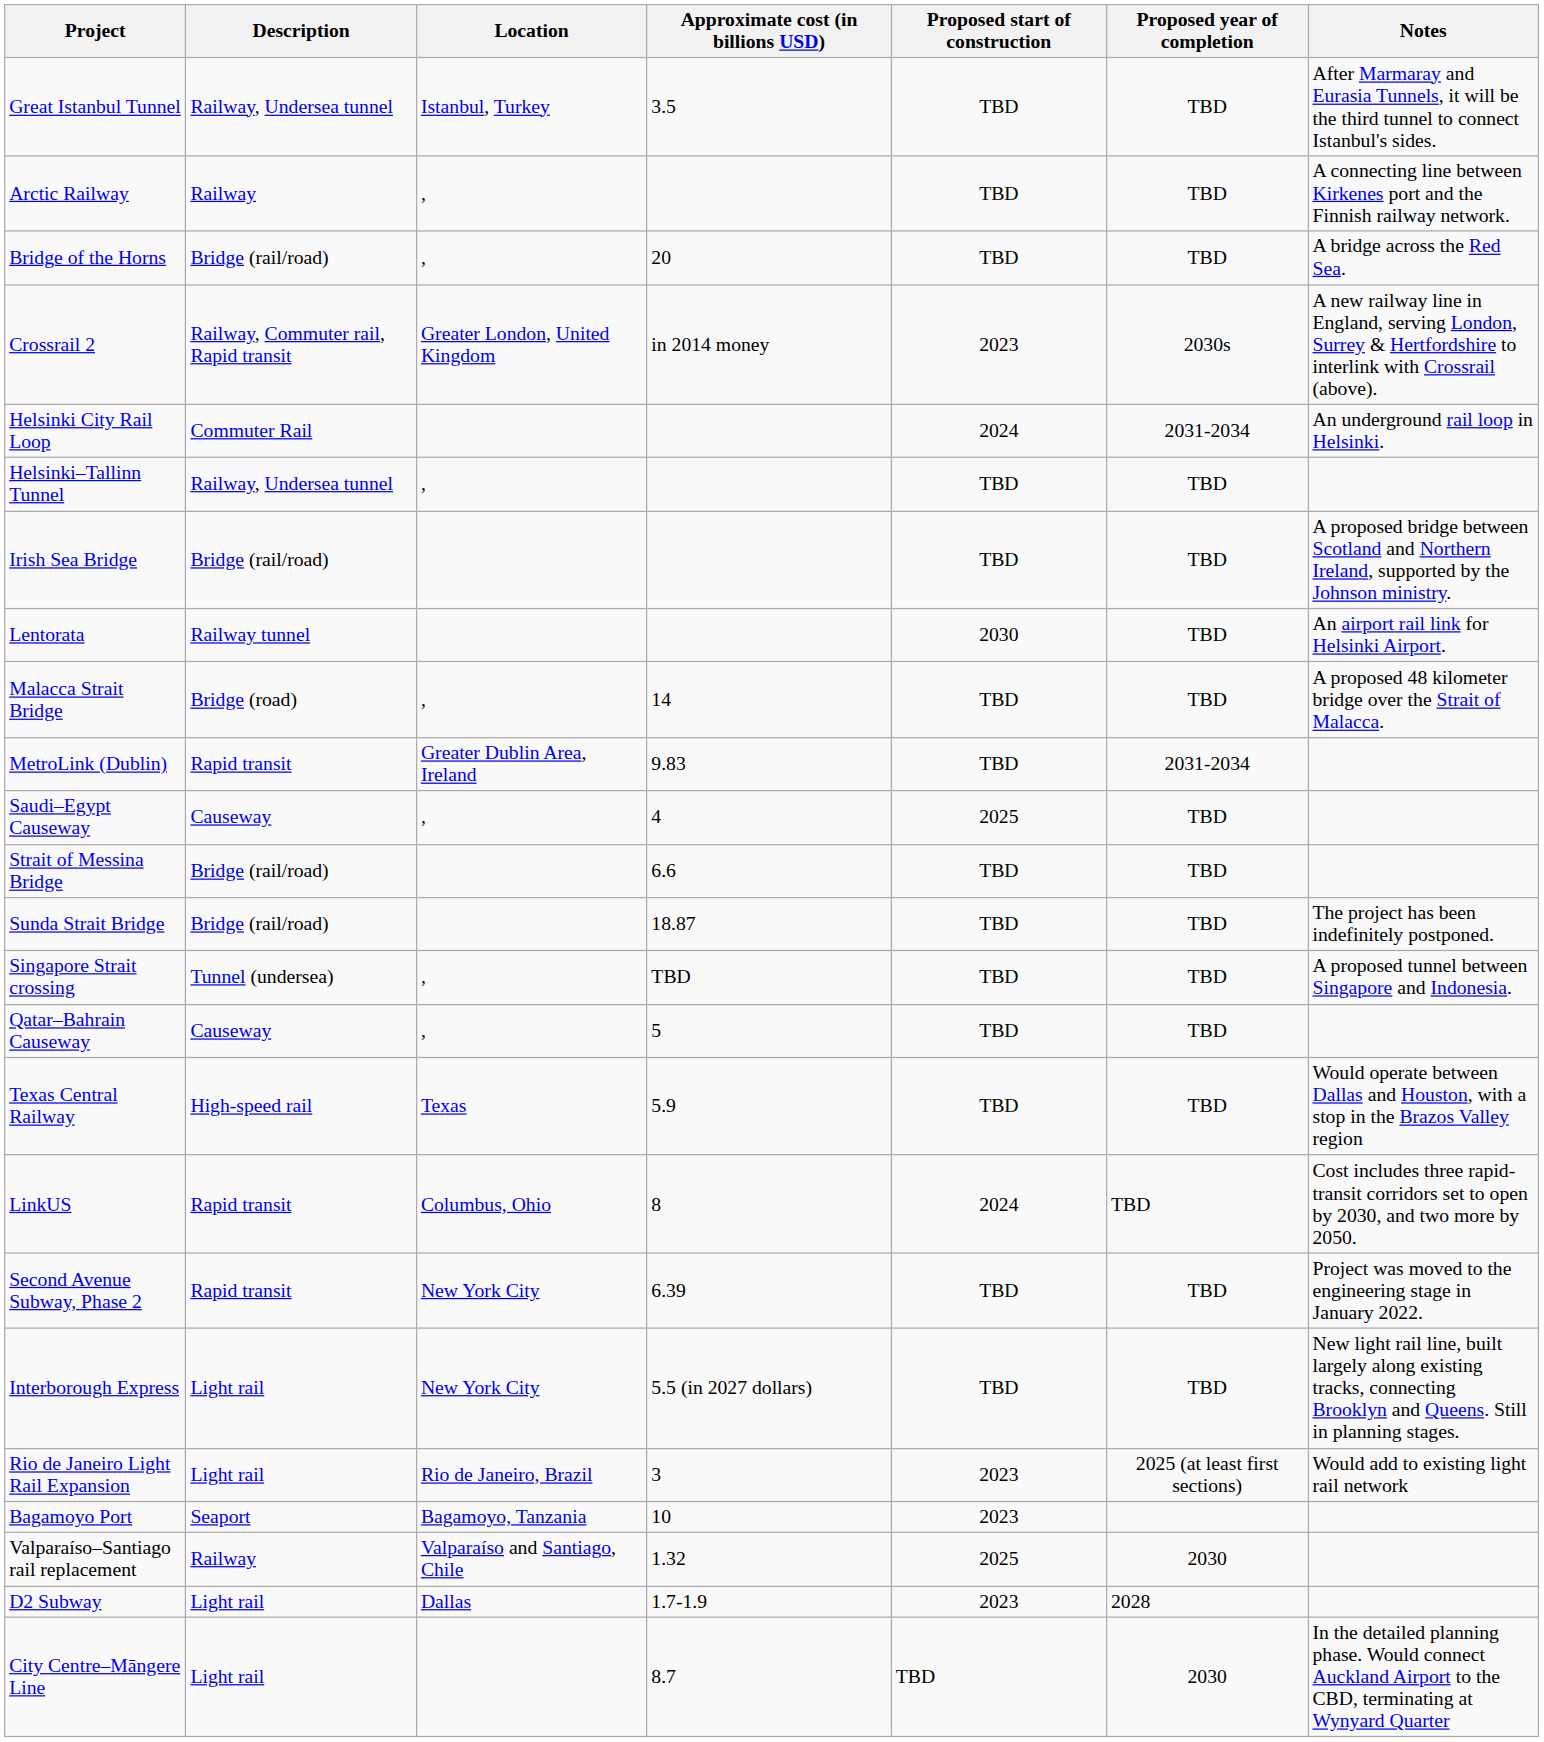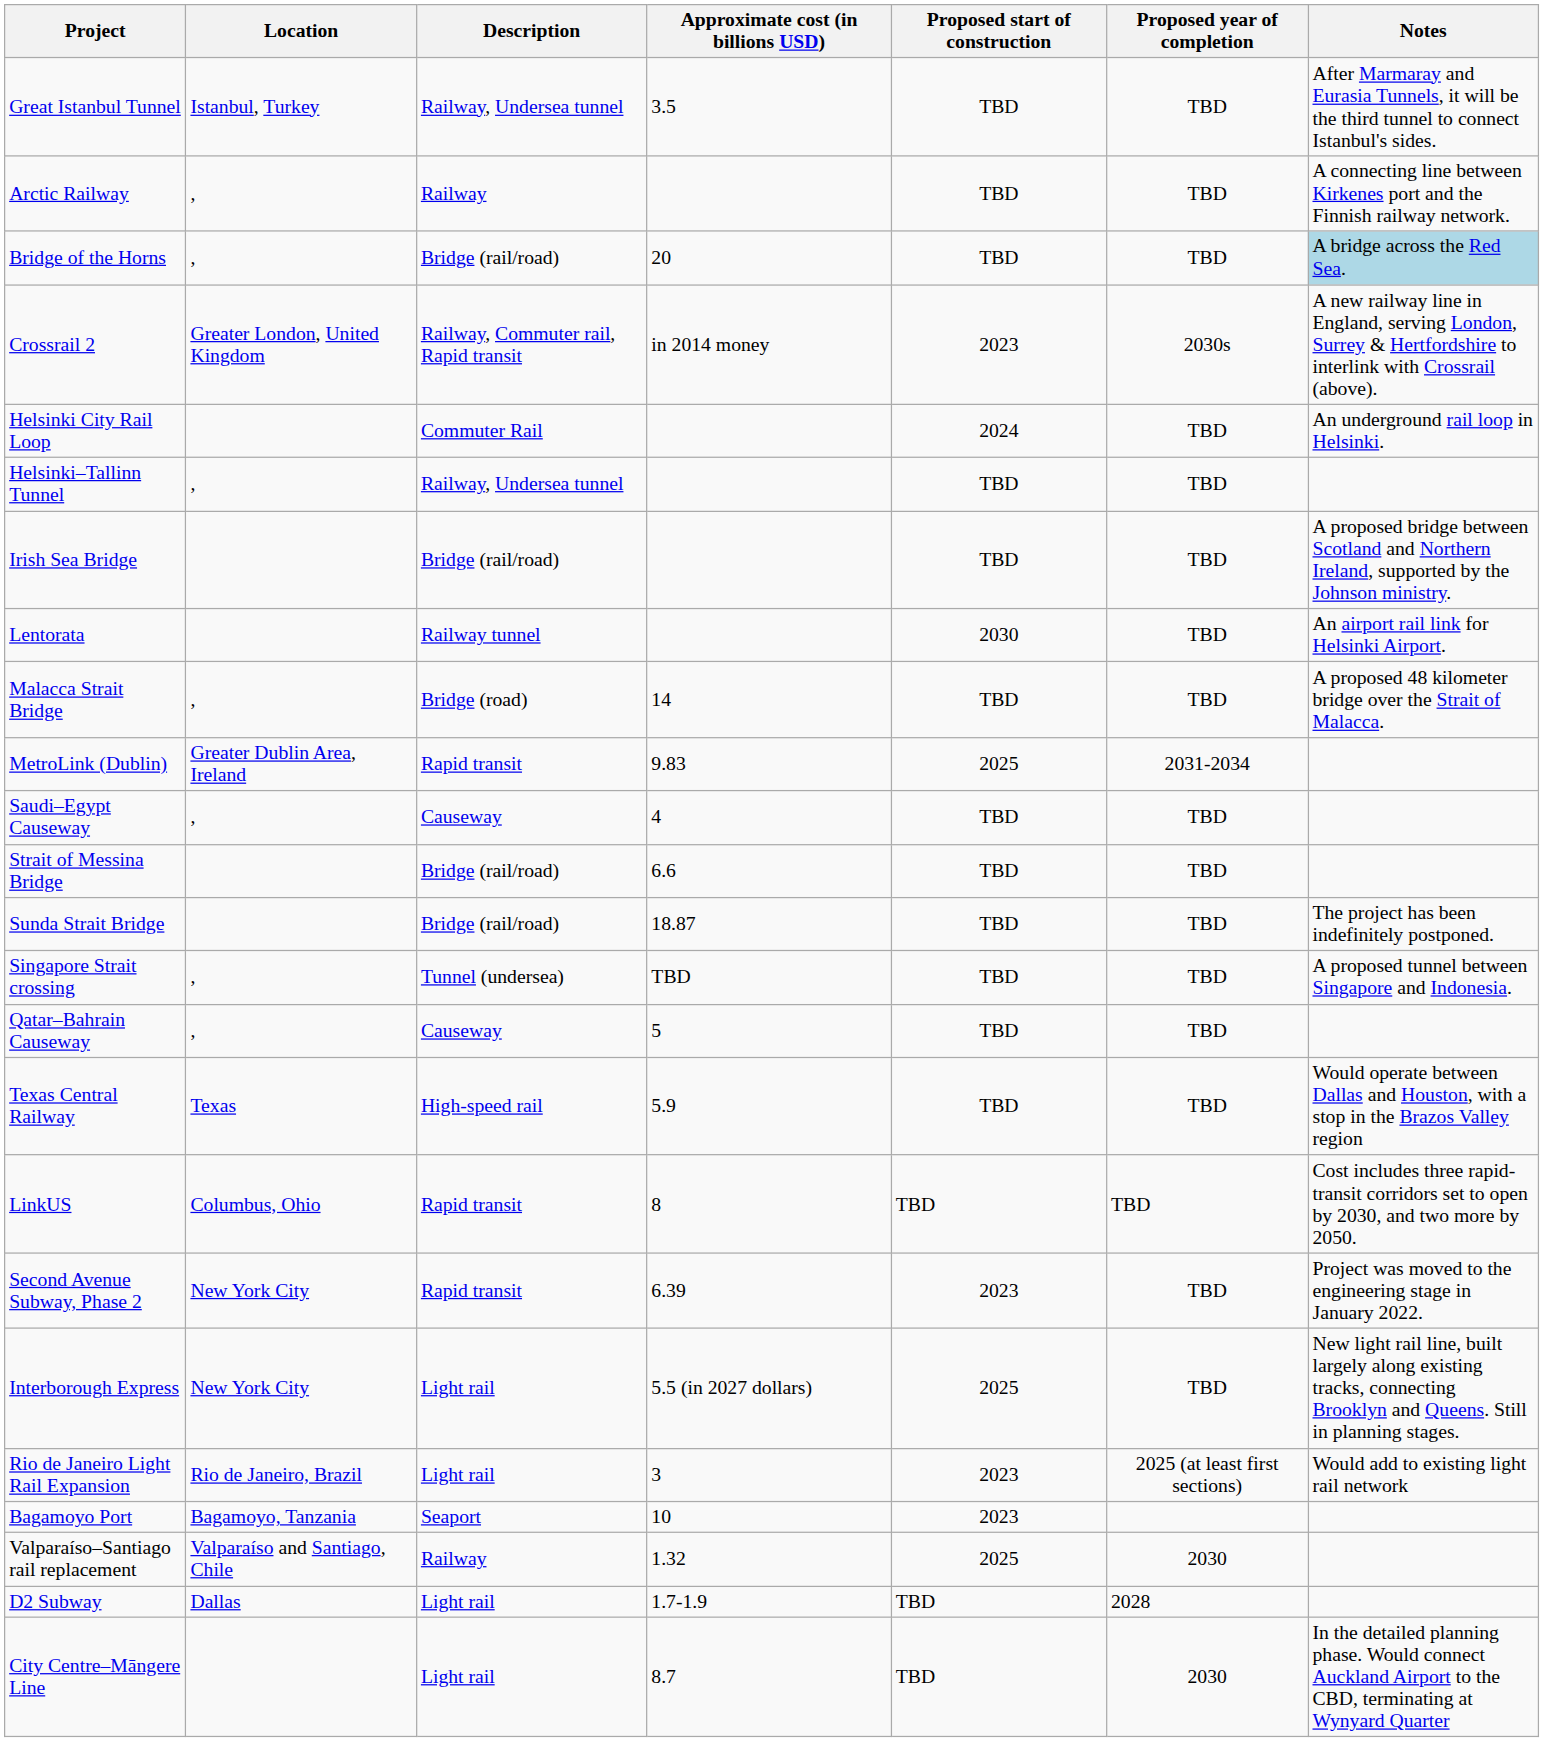columns swapped: (301, 31) <-> (532, 31)
(1406, 257) no background -> (1406, 257) lightblue background
(1207, 430) 2031-2034 -> (1207, 430) TBD
(999, 763) TBD -> (999, 763) 2025
(999, 817) 2025 -> (999, 817) TBD
(999, 1203) 2024 -> (915, 1203) TBD
(999, 1290) TBD -> (999, 1290) 2023
(999, 1388) TBD -> (999, 1388) 2025
(999, 1601) 2023 -> (915, 1601) TBD
